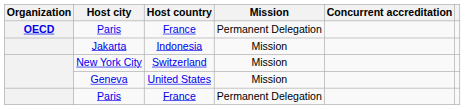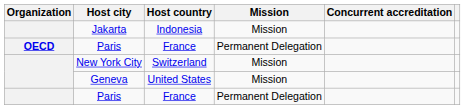rows swapped: (39, 46) <-> (39, 29)
